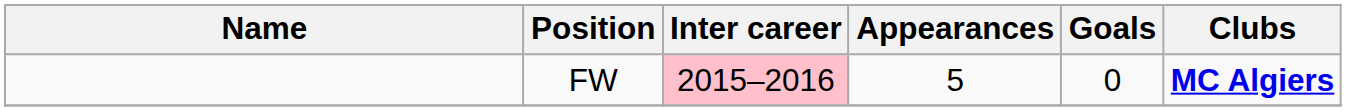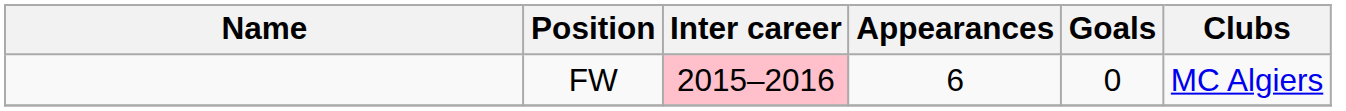(955, 79) 5 -> (955, 79) 6
(1253, 79) bold -> (1247, 79) normal
